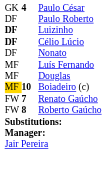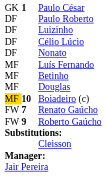(24, 7) 4 -> (24, 7) 1
(11, 30) bold -> (11, 30) normal
(11, 42) bold -> (11, 42) normal
+ row: (53, 76)
(24, 110) 8 -> (24, 121) 9
+ row: (55, 144)
